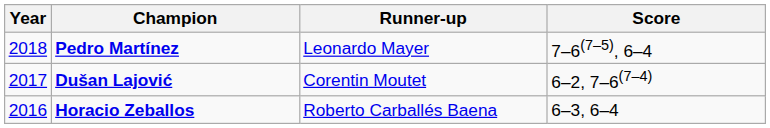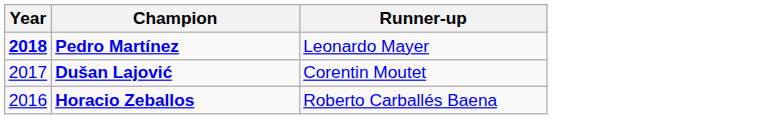- column: (656, 19)
(28, 48) normal -> (28, 46) bold
